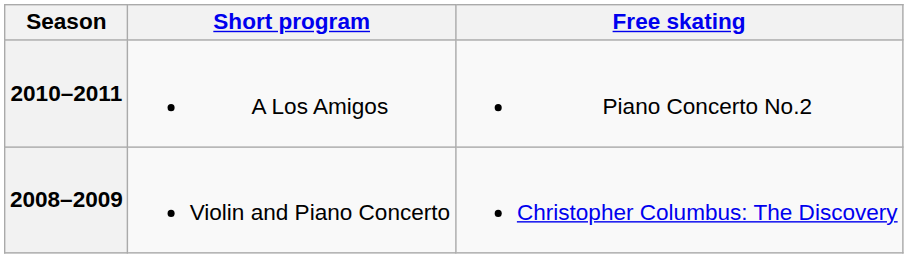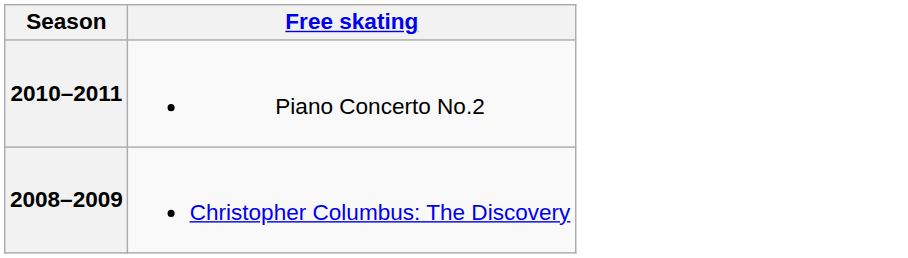- column: (292, 22)
